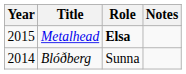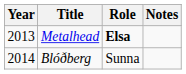(21, 36) 2015 -> (21, 36) 2013
